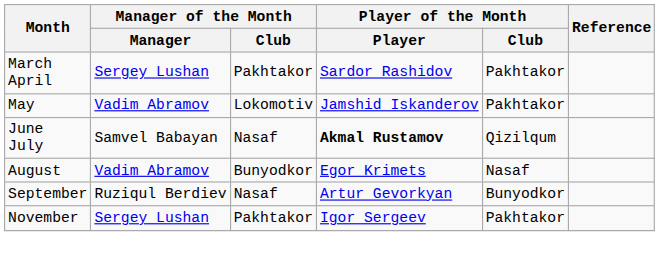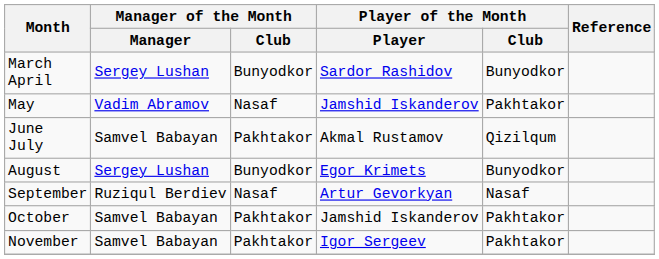(273, 73) Pakhtakor -> (273, 73) Bunyodkor
(525, 73) Pakhtakor -> (525, 73) Bunyodkor
(273, 105) Lokomotiv -> (256, 105) Nasaf
(256, 138) Nasaf -> (273, 138) Pakhtakor
(382, 138) bold -> (382, 138) normal
(152, 170) Vadim Abramov -> (152, 170) Sergey Lushan
(508, 170) Nasaf -> (525, 170) Bunyodkor
(525, 194) Bunyodkor -> (508, 194) Nasaf
+ row: (39, 218)
(152, 218) Sergey Lushan -> (156, 242) Samvel Babayan
